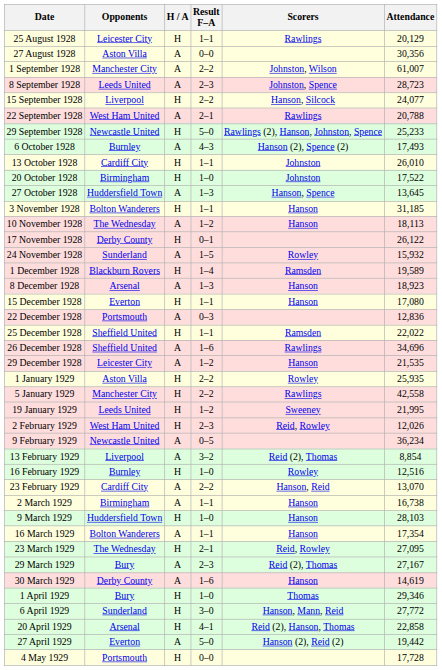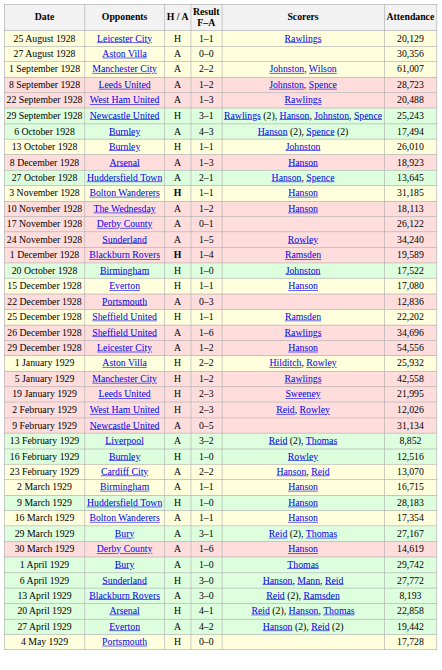(206, 85) 2–3 -> (206, 85) 1–2
- row: (45, 100)
(206, 116) 2–1 -> (206, 100) 1–3
(410, 116) 20,788 -> (410, 100) 20,488
(206, 131) 5–0 -> (206, 116) 3–1
(410, 131) 25,233 -> (410, 116) 25,243
(410, 147) 17,493 -> (410, 131) 17,494
(125, 162) Cardiff City -> (125, 147) Burnley
rows swapped: (44, 178) <-> (45, 286)
(206, 193) 1–3 -> (206, 178) 2–1
(178, 208) normal -> (178, 193) bold
(178, 239) H -> (178, 224) A
(410, 255) 15,932 -> (410, 239) 34,240
(178, 270) normal -> (178, 255) bold
(410, 332) 22,022 -> (410, 317) 22,202
(410, 363) 21,535 -> (410, 348) 54,556
(303, 379) Rowley -> (303, 363) Hilditch, Rowley
(410, 379) 25,935 -> (410, 363) 25,932
(206, 394) 2–2 -> (206, 379) 1–2
(206, 410) 1–2 -> (206, 394) 2–3
(410, 441) 36,234 -> (410, 425) 31,134
(410, 456) 8,854 -> (410, 441) 8,852
(410, 503) 16,738 -> (410, 487) 16,715
(410, 518) 28,103 -> (410, 503) 28,183
- row: (45, 549)
(206, 564) 2–3 -> (206, 534) 3–1
(178, 595) H -> (178, 564) A
(410, 595) 29,346 -> (410, 564) 29,742
+ row: (45, 595)
(206, 642) 5–0 -> (206, 626) 4–2
